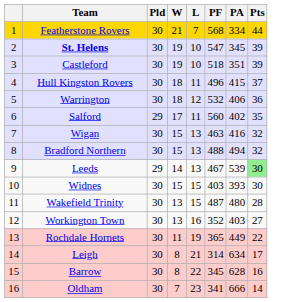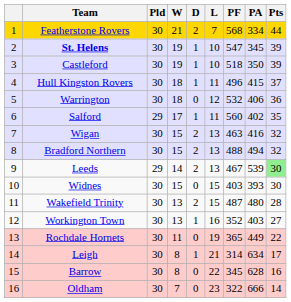+ column: (196, 13)
(237, 64) 351 -> (256, 64) 350
(216, 289) 341 -> (234, 289) 322
